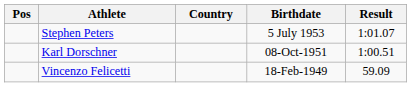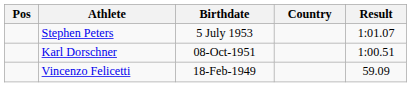columns swapped: (296, 14) <-> (211, 14)
